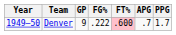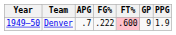columns swapped: (82, 11) <-> (144, 11)
(162, 24) 1.7 -> (162, 24) 1.9
